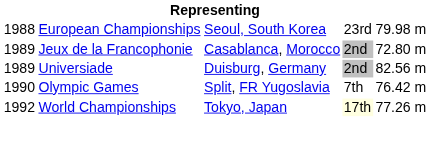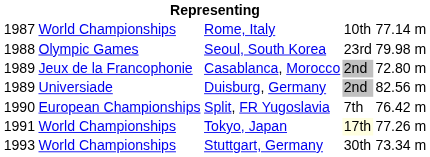+ row: (240, 29)
(119, 29) European Championships -> (89, 49) Olympic Games
(89, 88) Olympic Games -> (119, 107) European Championships
(19, 107) 1992 -> (19, 126) 1991
+ row: (264, 146)
